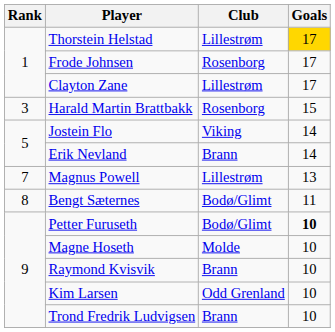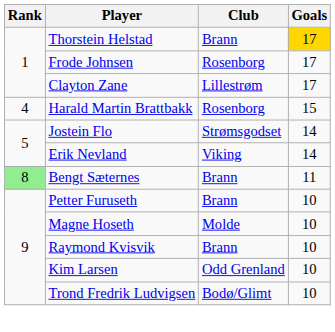(232, 39) Lillestrøm -> (220, 39) Brann
(25, 108) 3 -> (25, 108) 4
(222, 131) Viking -> (242, 131) Strømsgodset
(220, 154) Brann -> (222, 154) Viking
- row: (94, 177)
(25, 200) no background -> (25, 177) lightgreen background
(237, 200) Bodø/Glimt -> (220, 177) Brann
(237, 223) Bodø/Glimt -> (220, 200) Brann
(309, 223) bold -> (309, 200) normal
(220, 316) Brann -> (237, 293) Bodø/Glimt
